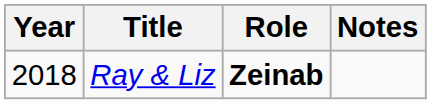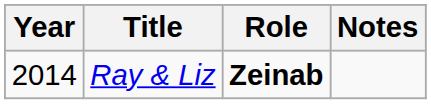(44, 74) 2018 -> (44, 74) 2014
